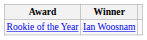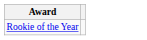- column: (109, 12)
